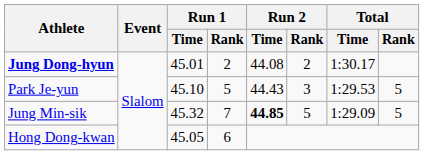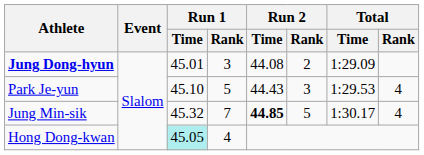(227, 64) 2 -> (227, 64) 3
(353, 64) 1:30.17 -> (353, 64) 1:29.09
(398, 89) 5 -> (398, 89) 4
(353, 113) 1:29.09 -> (353, 113) 1:30.17
(398, 113) 5 -> (398, 113) 4
(187, 138) no background -> (187, 138) paleturquoise background
(227, 138) 6 -> (227, 138) 4
